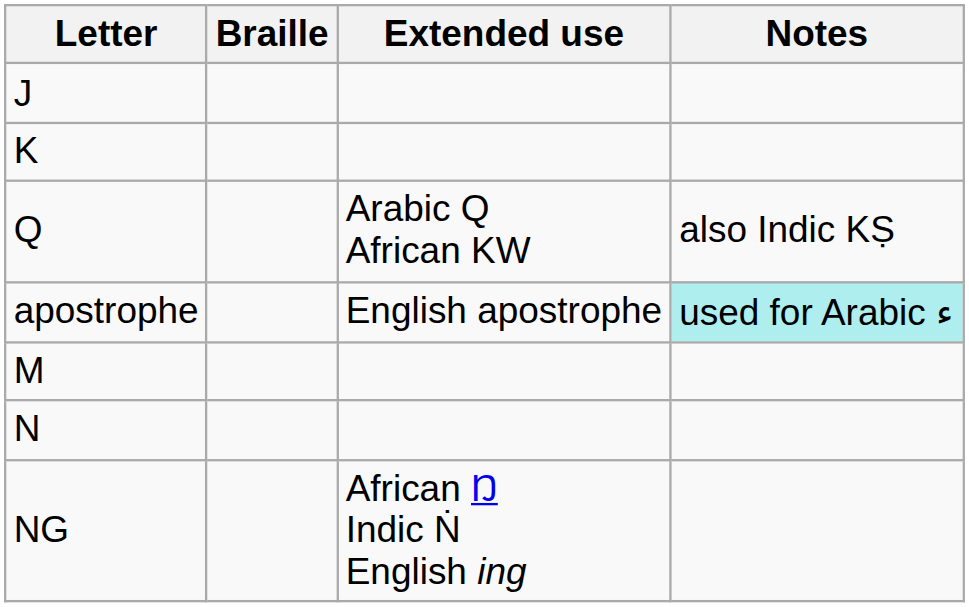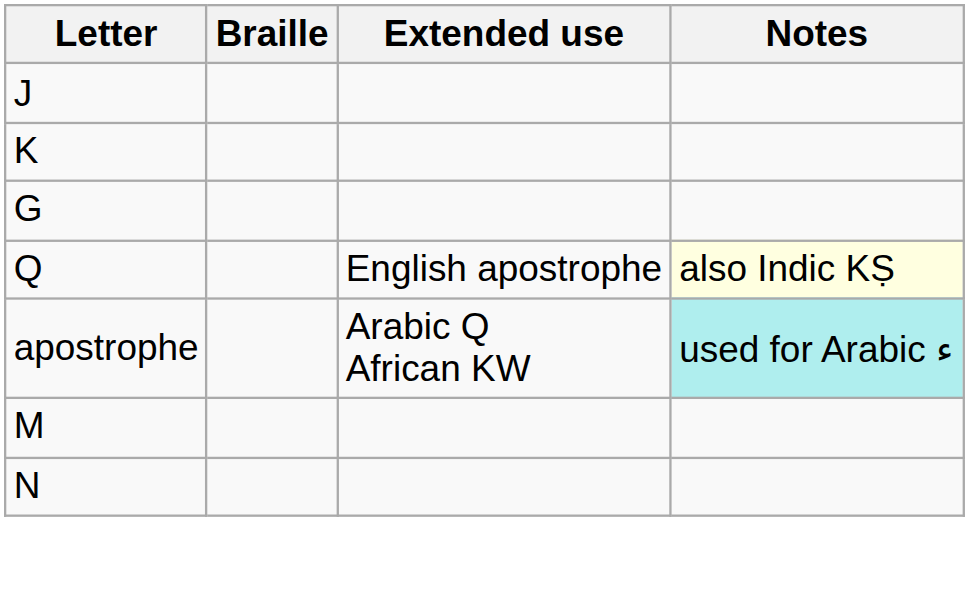+ row: (28, 209)
(438, 230) Arabic Q African KW -> (504, 268) English apostrophe
(787, 230) no background -> (787, 268) lightyellow background
(504, 311) English apostrophe -> (438, 347) Arabic Q African KW
- row: (41, 529)
